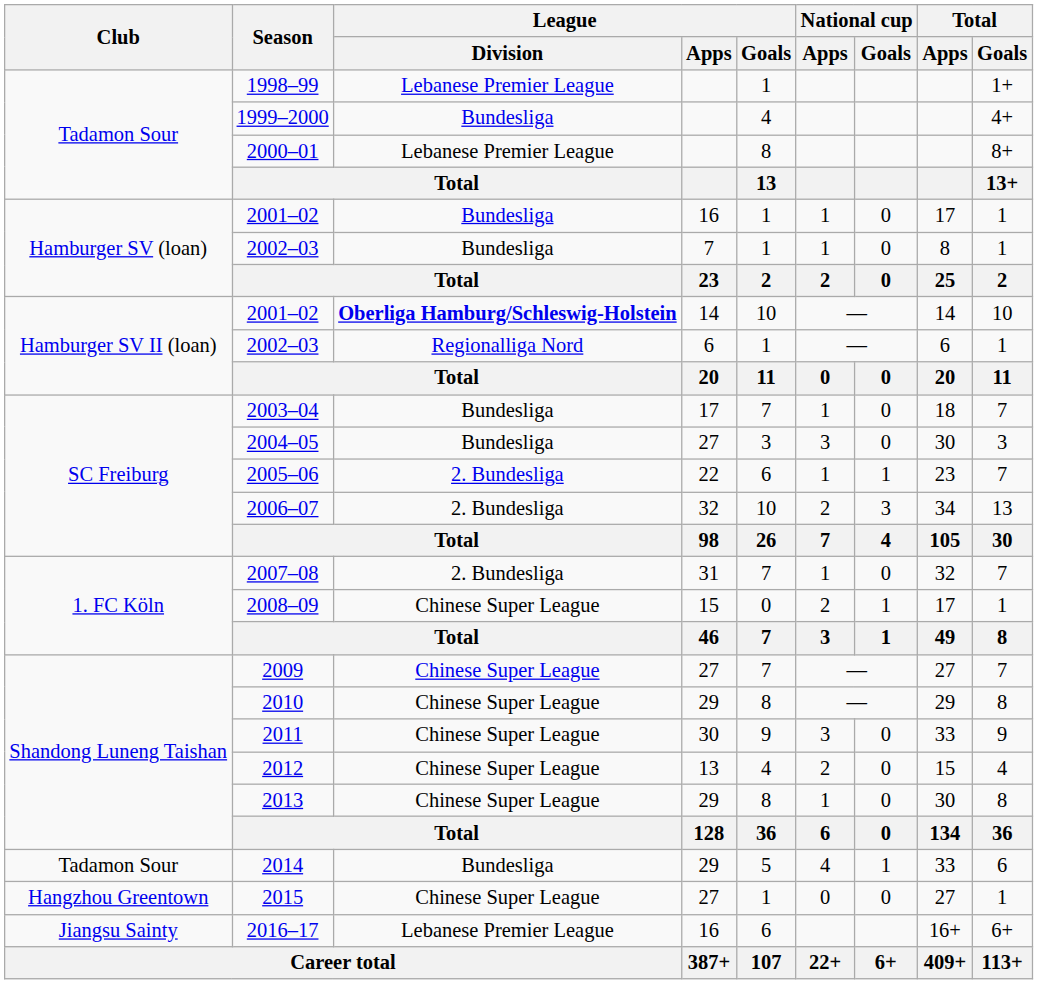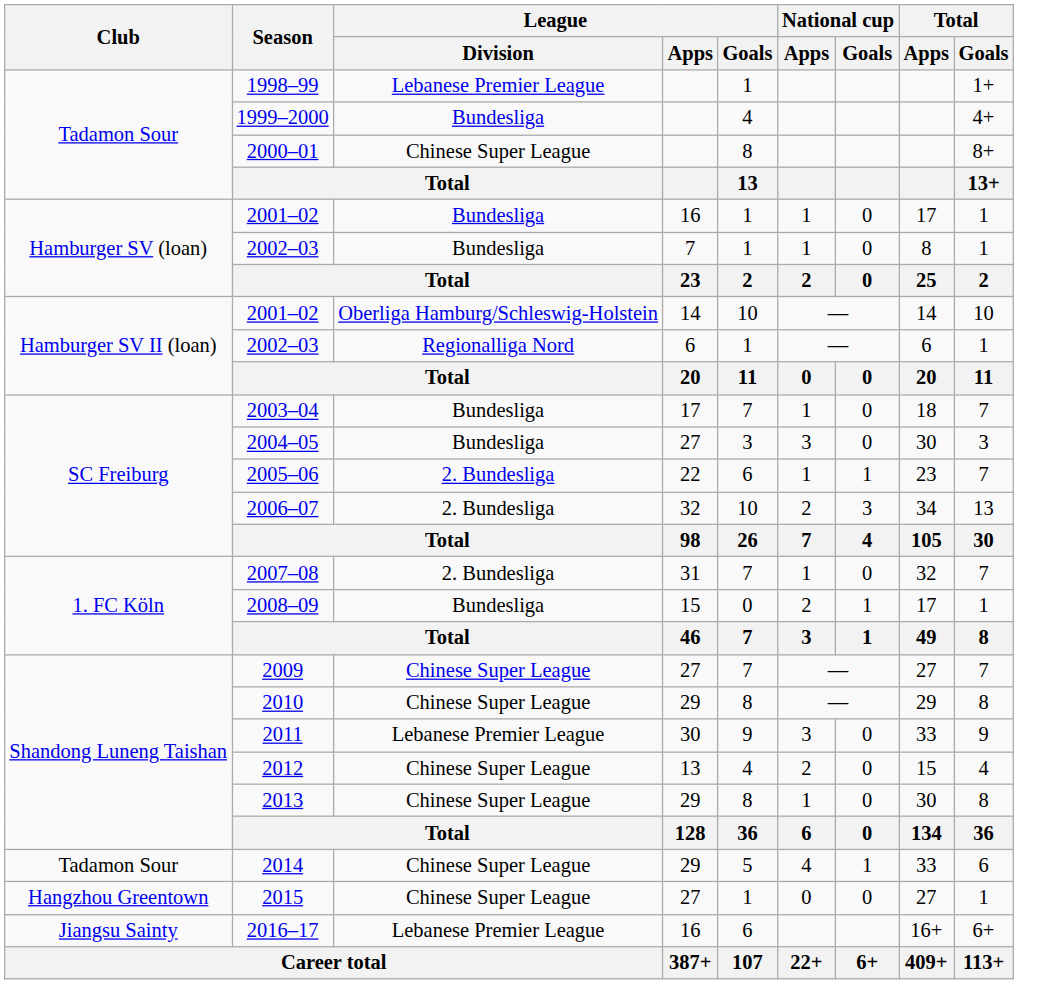(507, 150) Lebanese Premier League -> (498, 150) Chinese Super League
(507, 313) bold -> (498, 313) normal
(507, 605) Chinese Super League -> (498, 605) Bundesliga
(507, 735) Chinese Super League -> (498, 735) Lebanese Premier League
(507, 865) Bundesliga -> (498, 865) Chinese Super League
